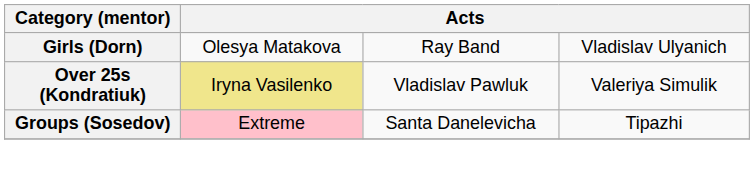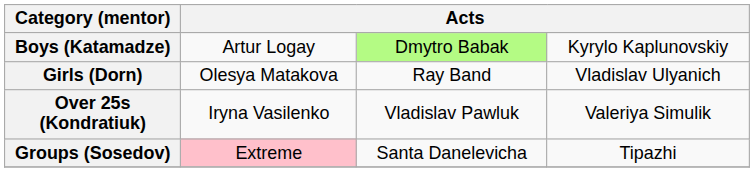+ row: (93, 47)
(272, 85) khaki background -> (269, 114) no background
